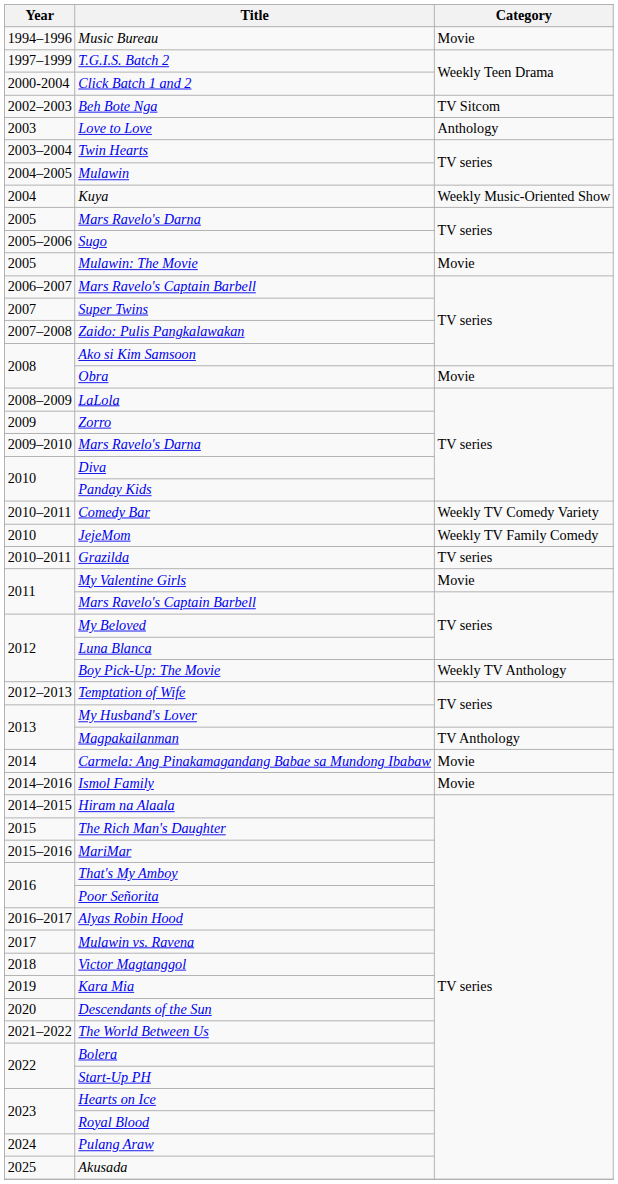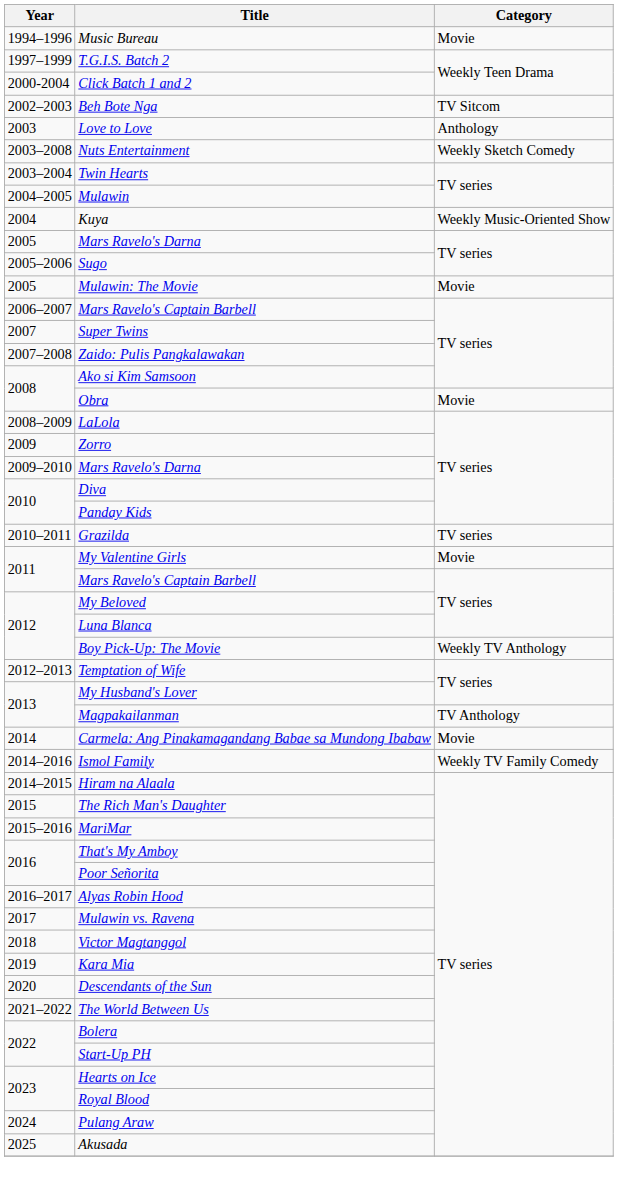+ row: (40, 151)
- row: (40, 512)
- row: (22, 535)
(456, 783) Movie -> (518, 761) Weekly TV Family Comedy
